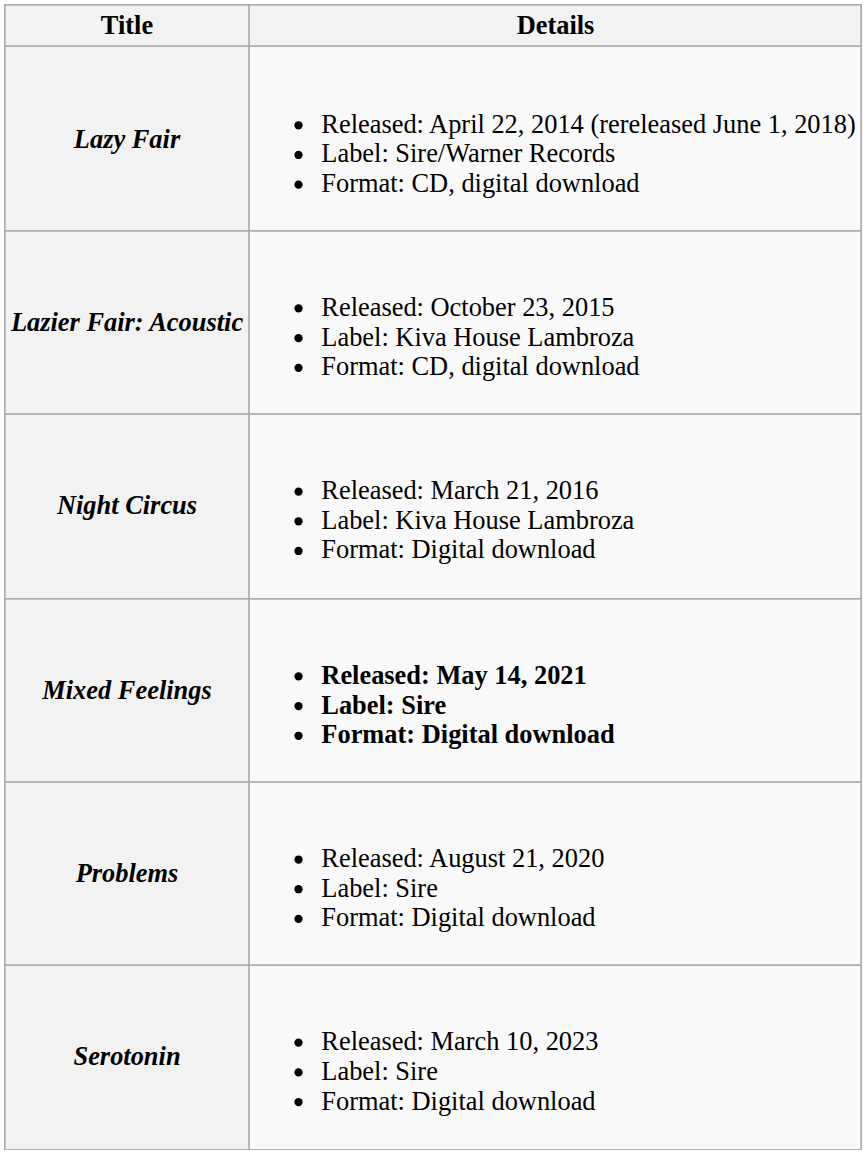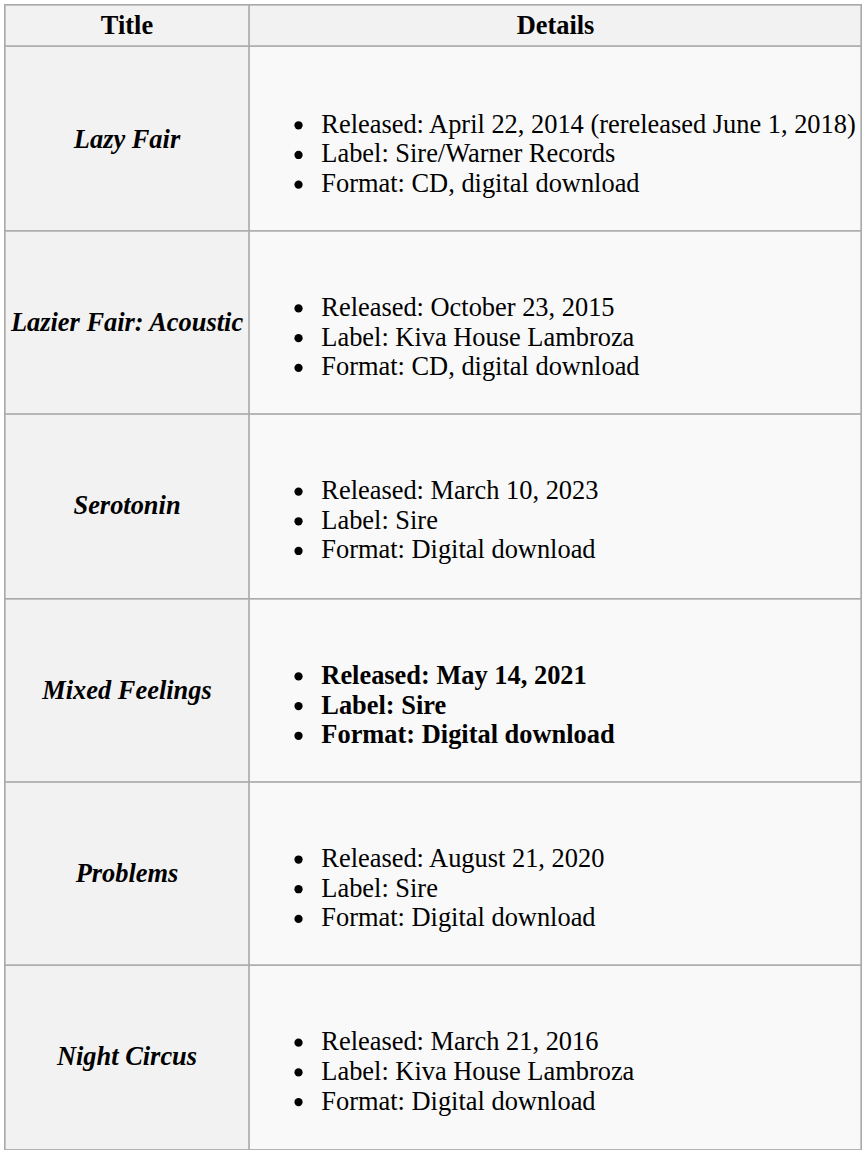rows swapped: (127, 505) <-> (127, 1057)
